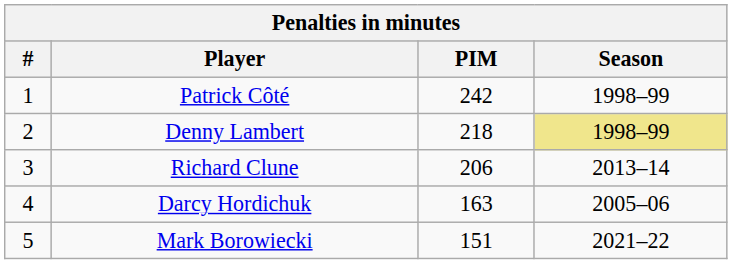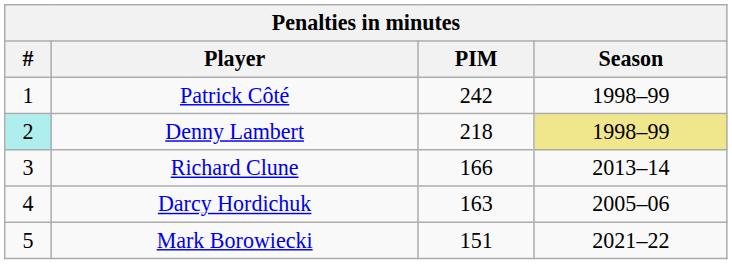(28, 131) no background -> (28, 131) paleturquoise background
(476, 168) 206 -> (476, 168) 166
